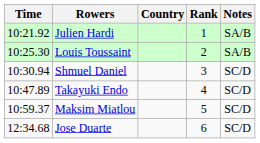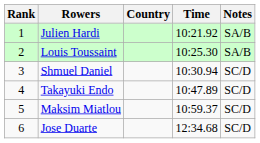columns swapped: (204, 14) <-> (28, 14)
